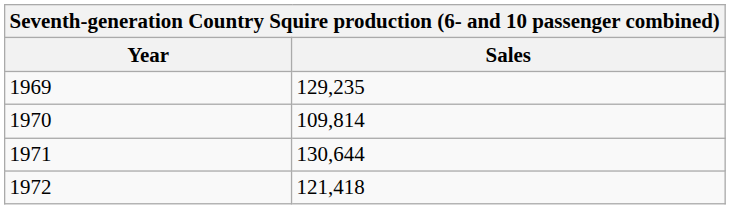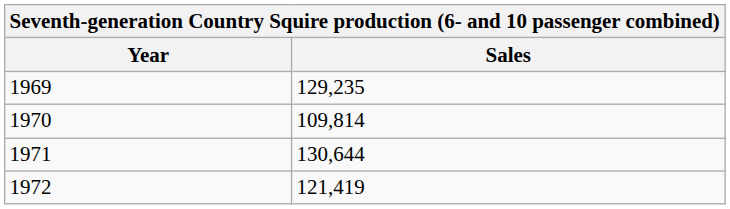(331, 187) 121,418 -> (331, 187) 121,419
